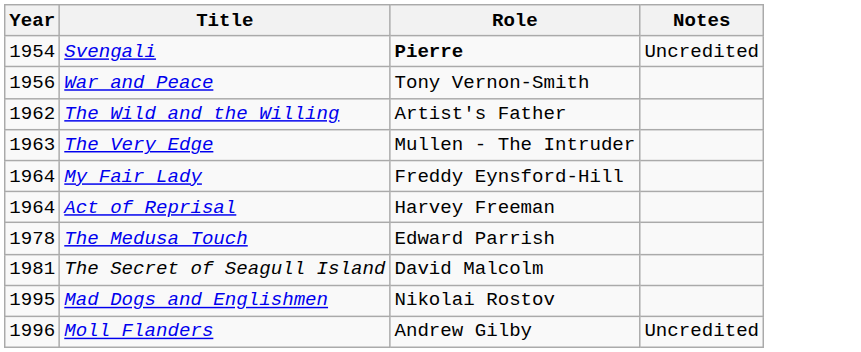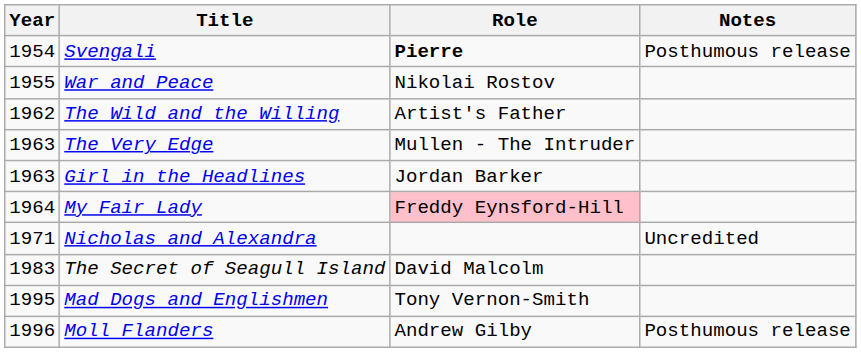(702, 51) Uncredited -> (748, 51) Posthumous release
(32, 83) 1956 -> (32, 83) 1955
(492, 83) Tony Vernon-Smith -> (475, 83) Nikolai Rostov
+ row: (185, 176)
(509, 176) no background -> (509, 207) pink background
- row: (150, 207)
+ row: (190, 238)
- row: (156, 238)
(32, 269) 1981 -> (32, 269) 1983
(475, 301) Nikolai Rostov -> (492, 301) Tony Vernon-Smith
(702, 332) Uncredited -> (748, 332) Posthumous release
